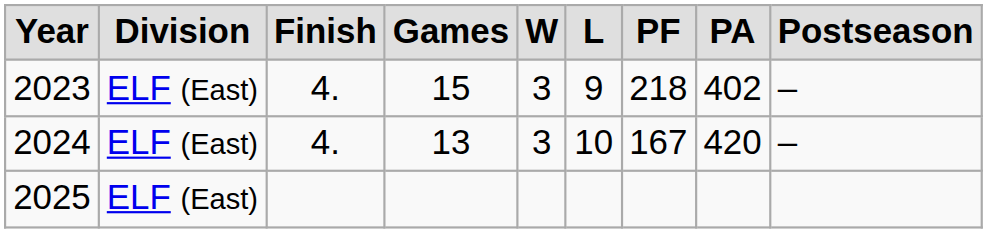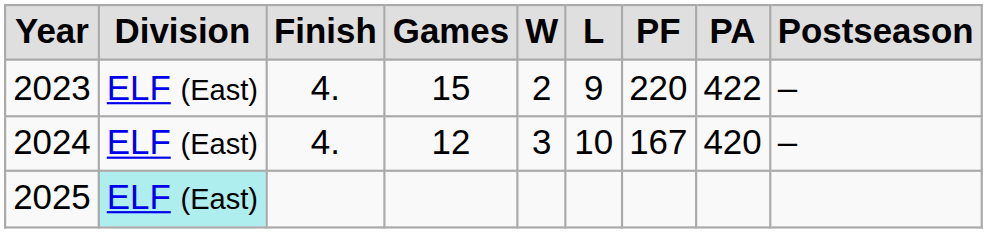(542, 87) 3 -> (542, 87) 2
(658, 87) 218 -> (658, 87) 220
(733, 87) 402 -> (733, 87) 422
(451, 142) 13 -> (451, 142) 12
(182, 198) no background -> (182, 198) paleturquoise background
